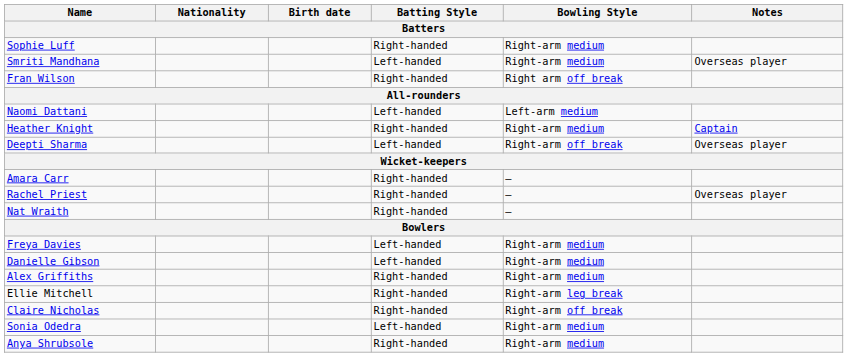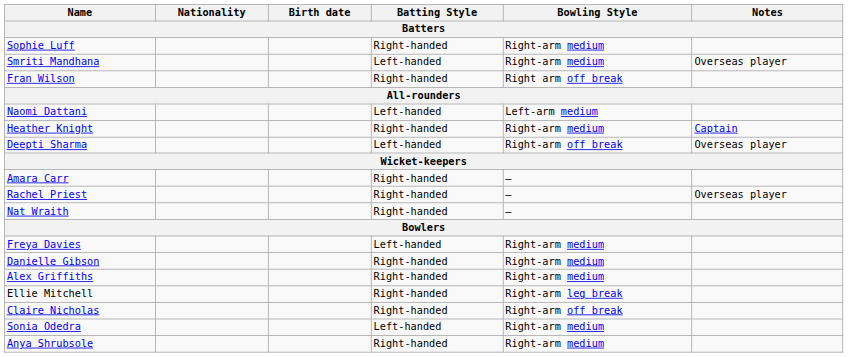(407, 261) Left-handed -> (411, 261) Right-handed
